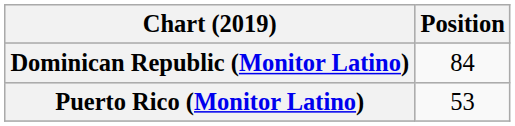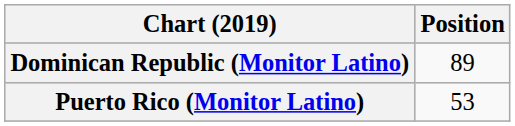(463, 62) 84 -> (463, 62) 89
